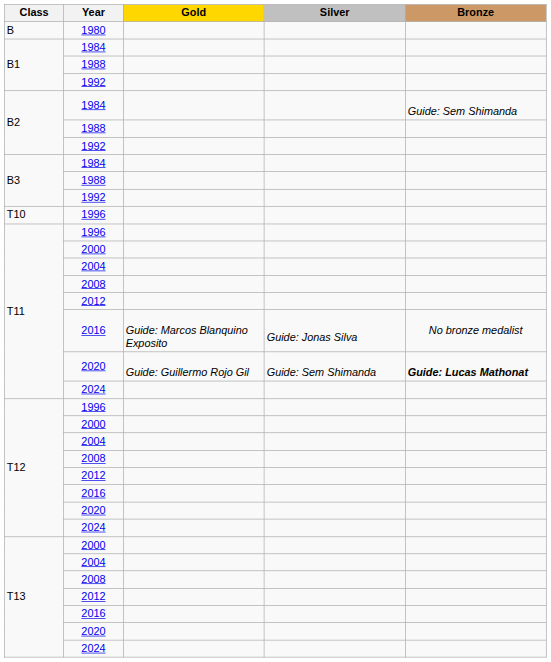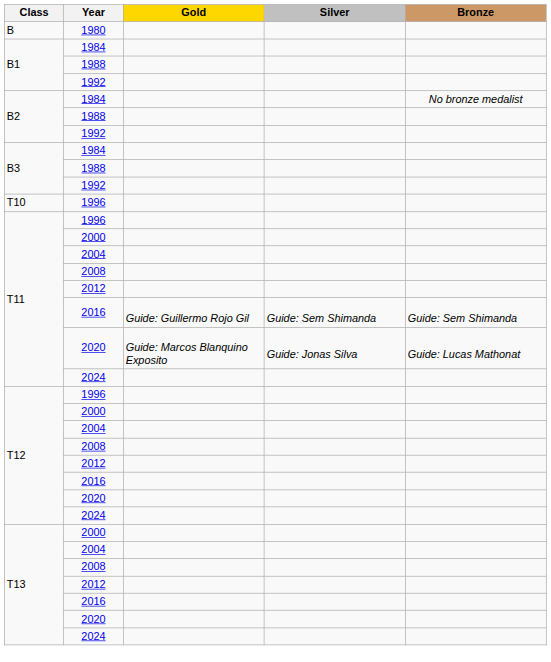(462, 111) Guide: Sem Shimanda -> (476, 99) No bronze medalist
(187, 337) Guide: Marcos Blanquino Exposito -> (187, 318) Guide: Guillermo Rojo Gil
(312, 337) Guide: Jonas Silva -> (321, 318) Guide: Sem Shimanda
(476, 330) No bronze medalist -> (462, 318) Guide: Sem Shimanda
(187, 372) Guide: Guillermo Rojo Gil -> (187, 354) Guide: Marcos Blanquino Exposito
(321, 372) Guide: Sem Shimanda -> (312, 354) Guide: Jonas Silva
(468, 372) bold -> (464, 354) normal
